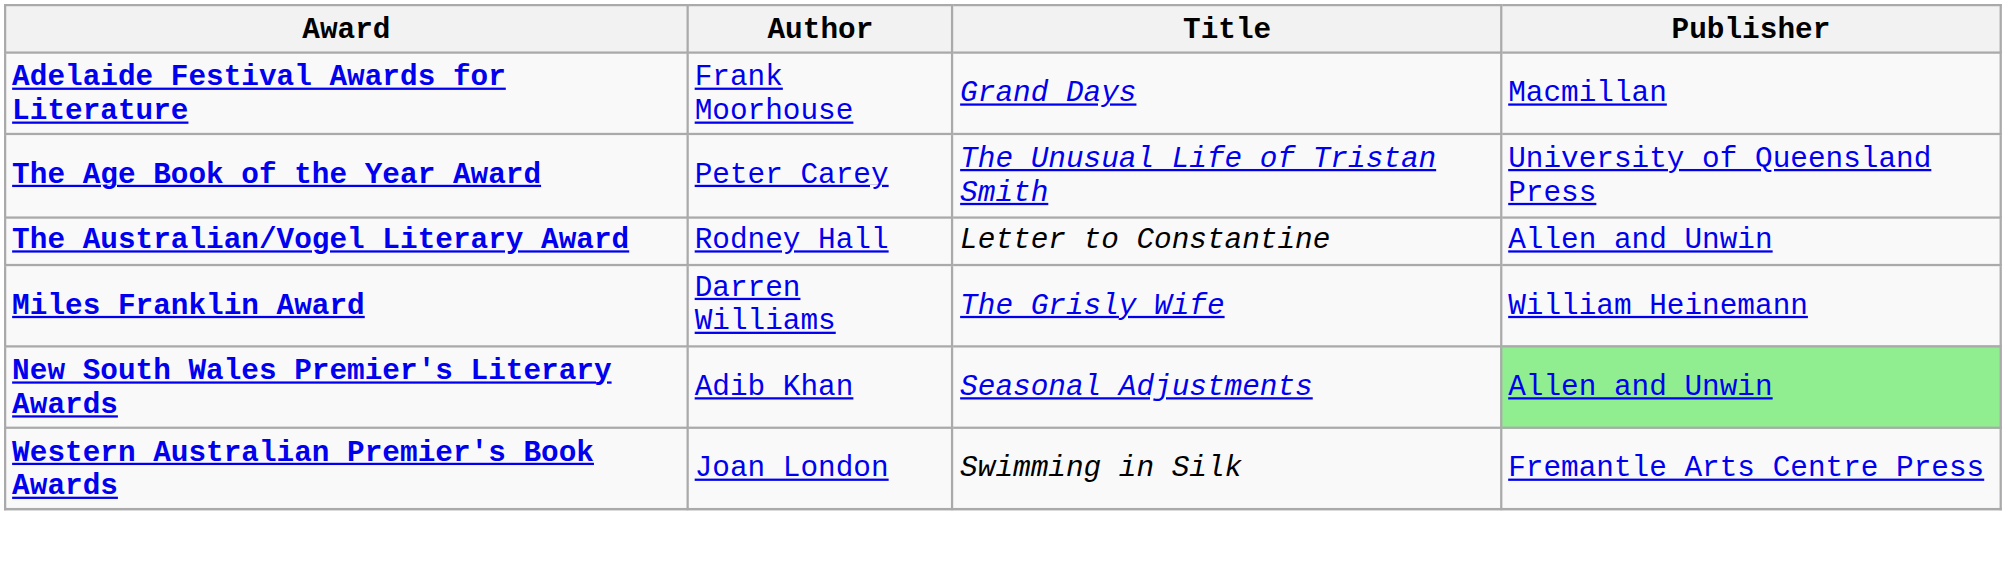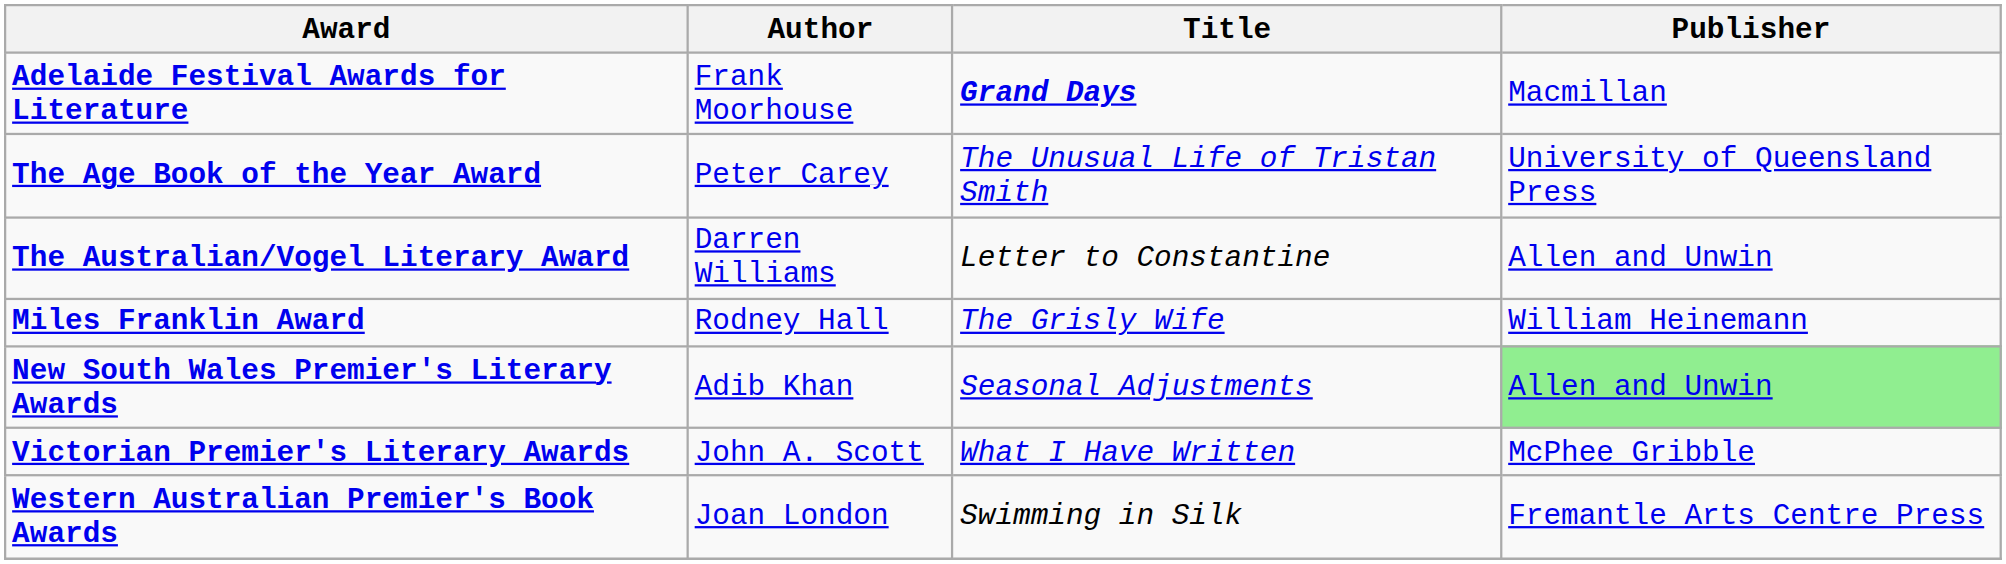(1048, 94) normal -> (1048, 94) bold
(792, 241) Rodney Hall -> (765, 257) Darren Williams
(765, 305) Darren Williams -> (792, 322) Rodney Hall
+ row: (321, 452)
